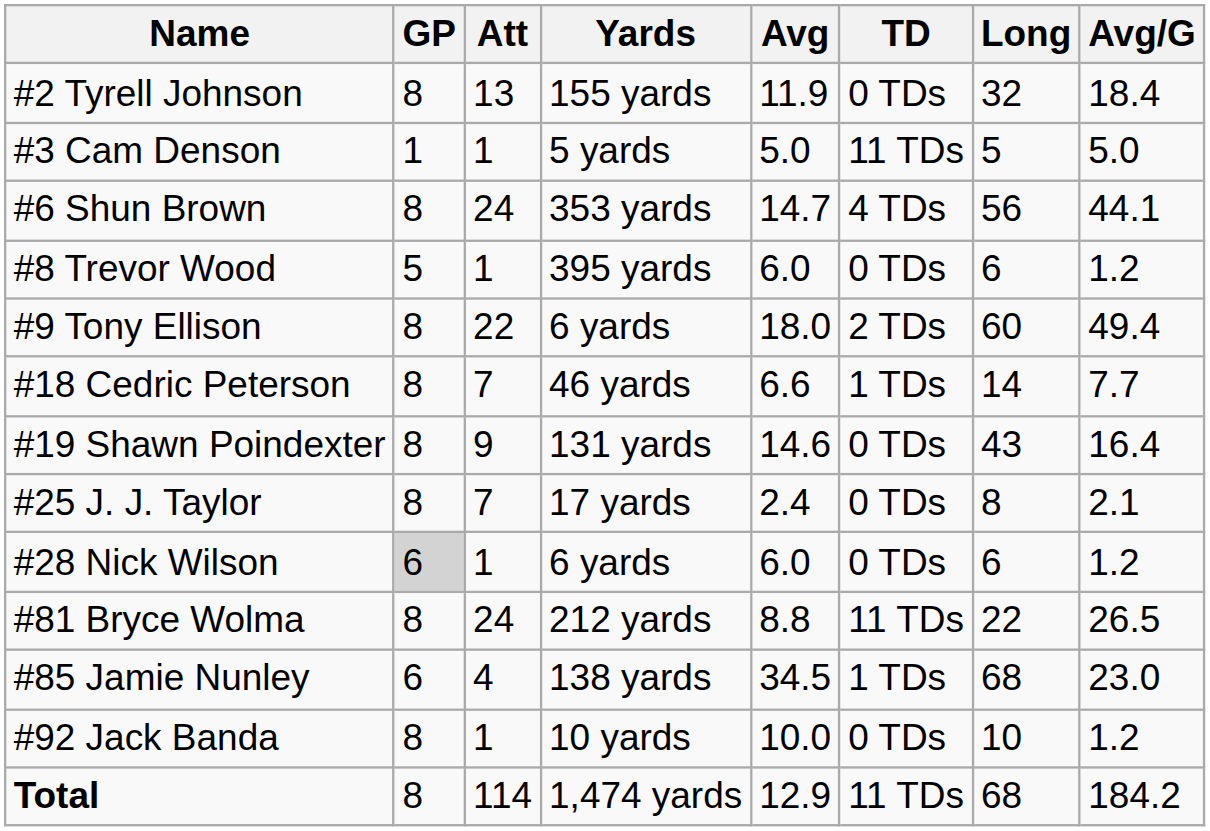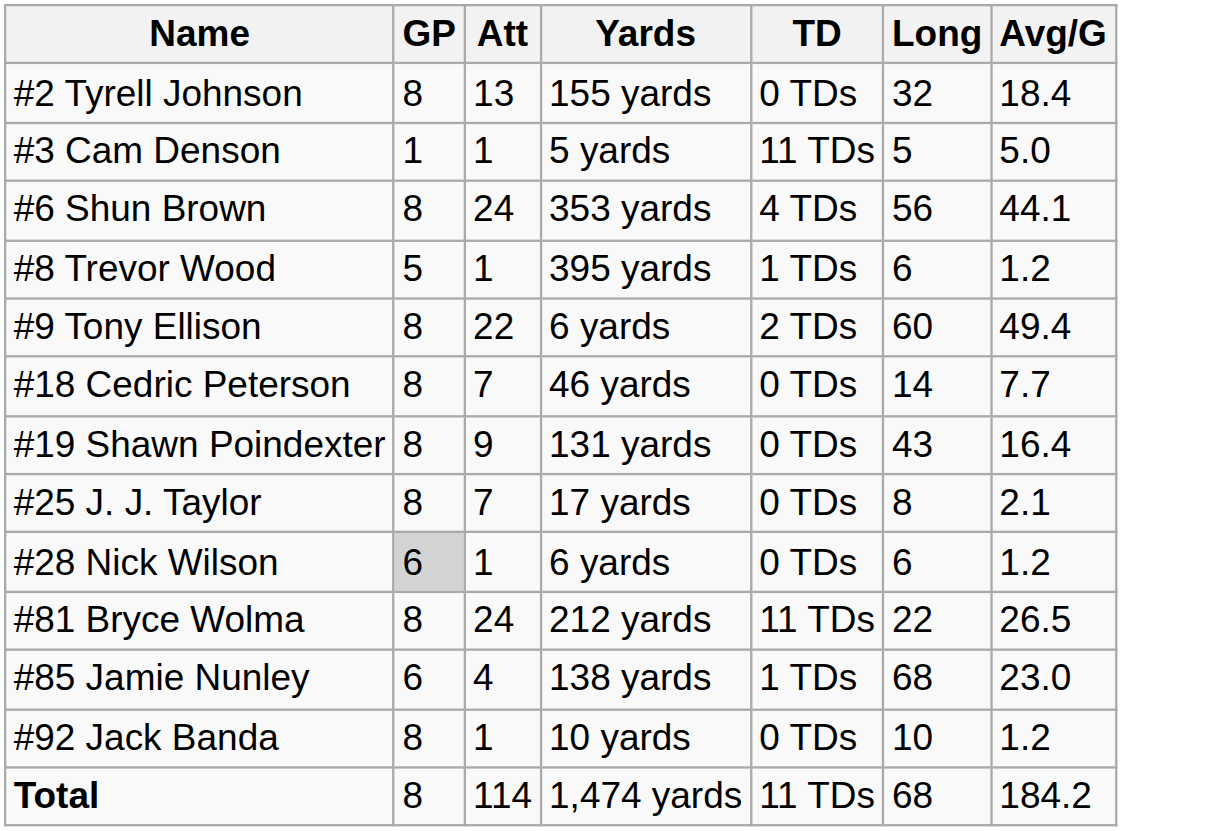- column: (795, 33)
(897, 268) 0 TDs -> (808, 268) 1 TDs
(897, 385) 1 TDs -> (808, 385) 0 TDs
